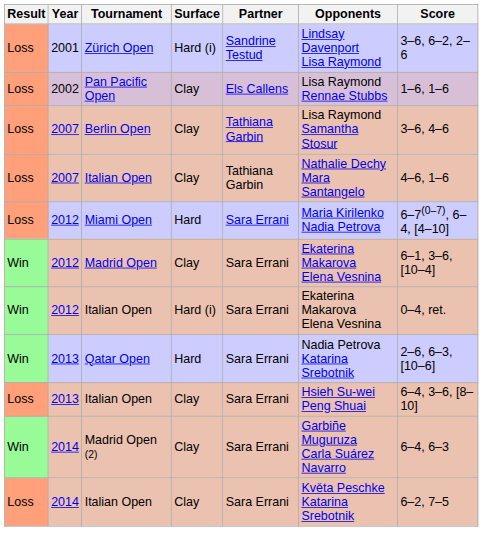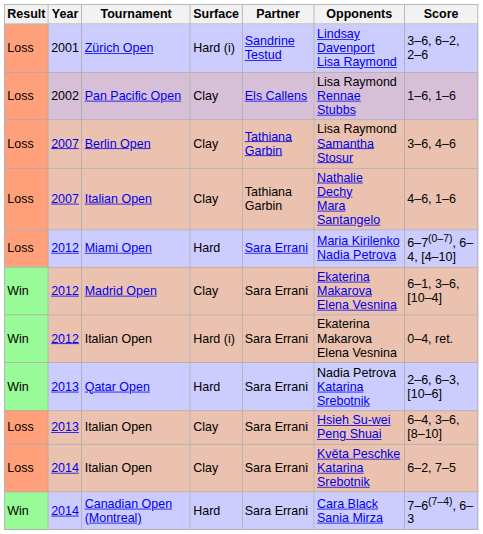- row: (65, 447)
+ row: (65, 510)
